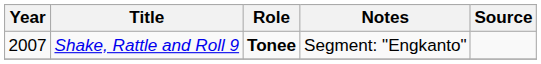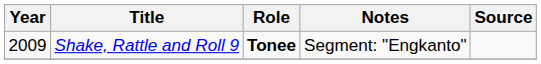(28, 45) 2007 -> (28, 45) 2009
